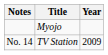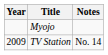columns swapped: (92, 12) <-> (20, 12)
